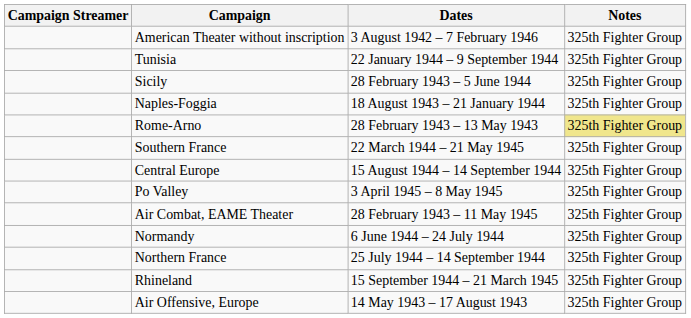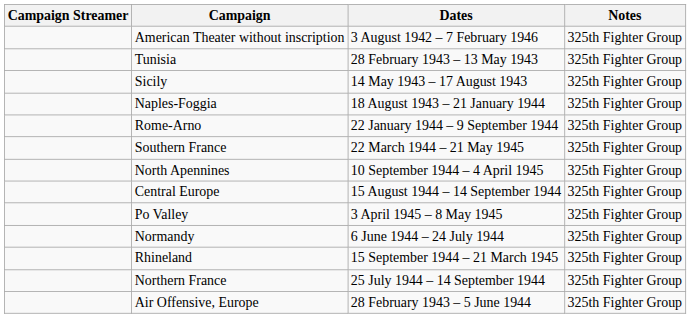(454, 59) 22 January 1944 – 9 September 1944 -> (444, 59) 28 February 1943 – 13 May 1943
(441, 81) 28 February 1943 – 5 June 1944 -> (439, 81) 14 May 1943 – 17 August 1943
(444, 125) 28 February 1943 – 13 May 1943 -> (454, 125) 22 January 1944 – 9 September 1944
(625, 125) khaki background -> (625, 125) no background
+ row: (182, 170)
- row: (214, 214)
rows swapped: (181, 258) <-> (163, 280)
(439, 302) 14 May 1943 – 17 August 1943 -> (441, 302) 28 February 1943 – 5 June 1944
